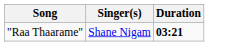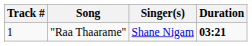+ column: (26, 13)
